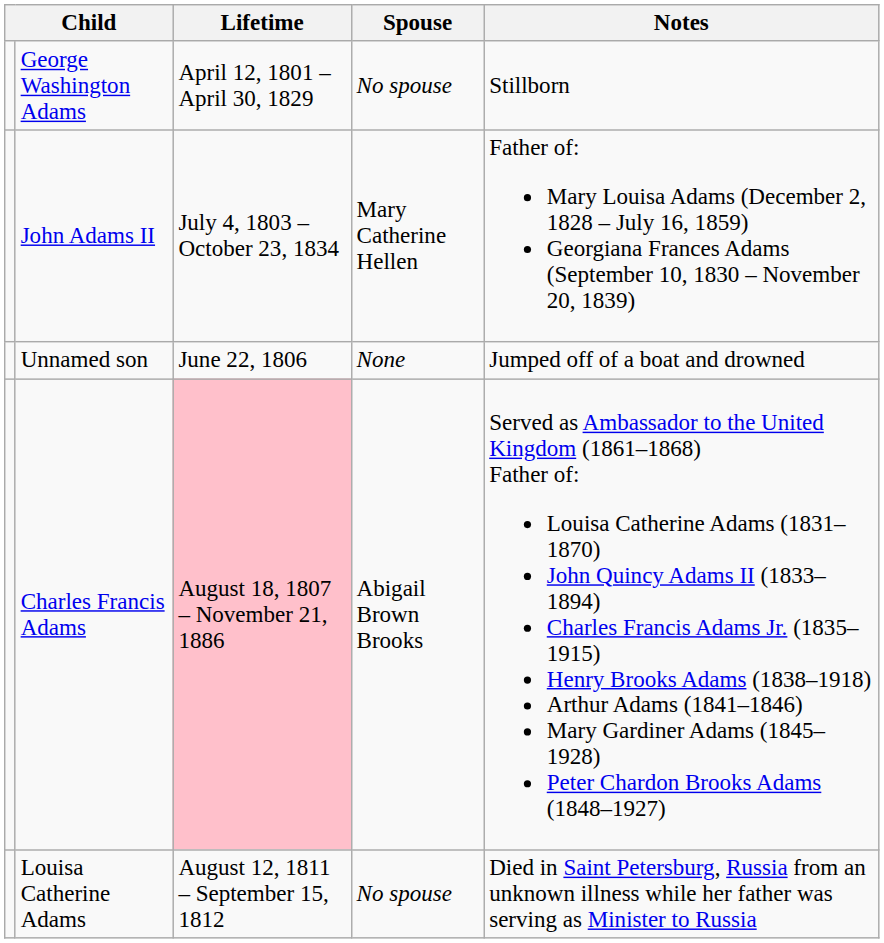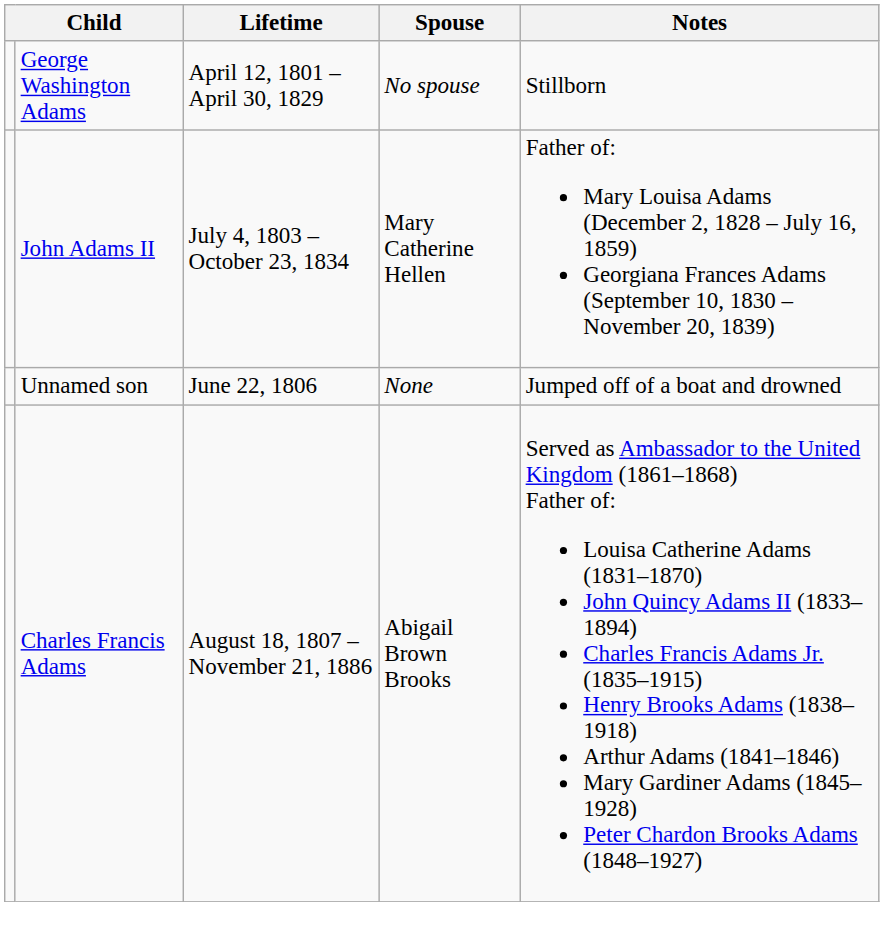(255, 613) pink background -> (280, 652) no background
- row: (65, 893)
